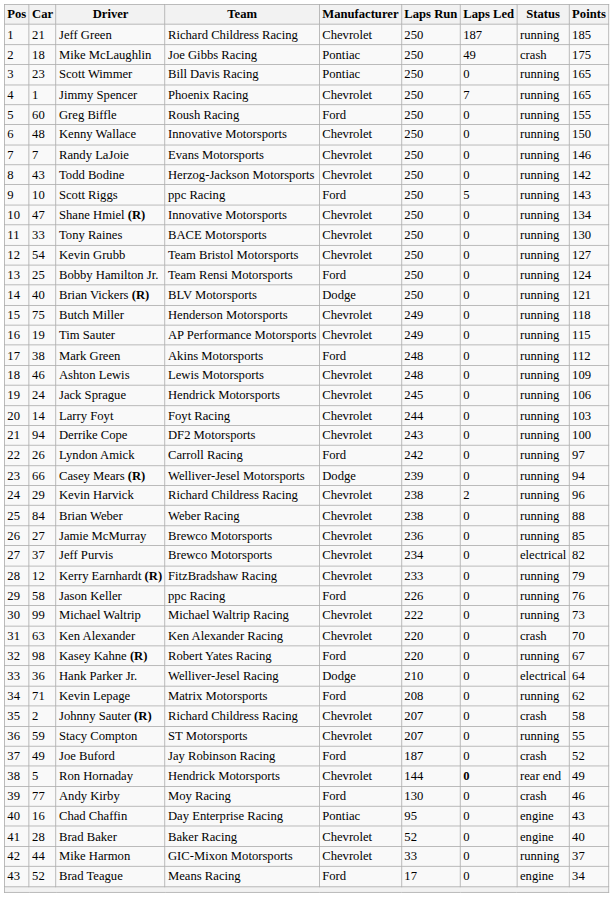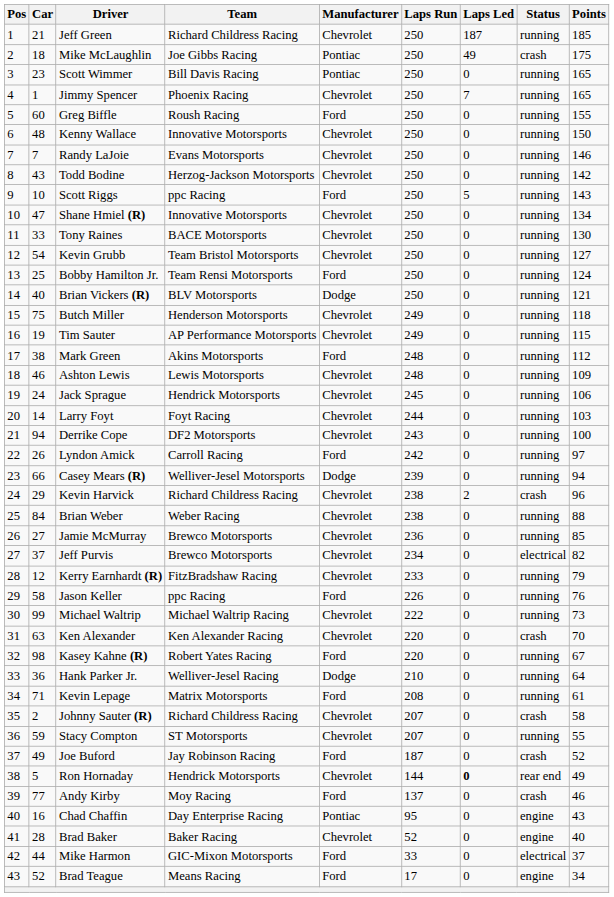(540, 495) running -> (533, 495) crash
(543, 676) electrical -> (540, 676) running
(578, 696) 62 -> (578, 696) 61
(414, 796) 130 -> (414, 796) 137
(347, 856) Chevrolet -> (334, 856) Ford
(540, 856) running -> (543, 856) electrical
